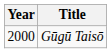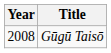(21, 36) 2000 -> (21, 36) 2008
